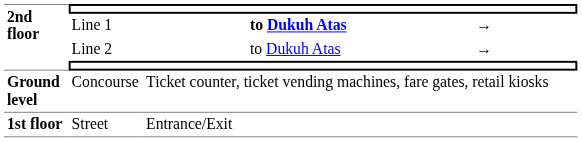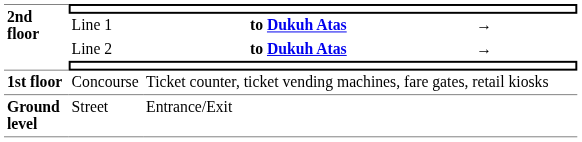(295, 49) normal -> (298, 49) bold
(33, 91) Ground level -> (35, 82) 1st floor
(35, 124) 1st floor -> (33, 115) Ground level
